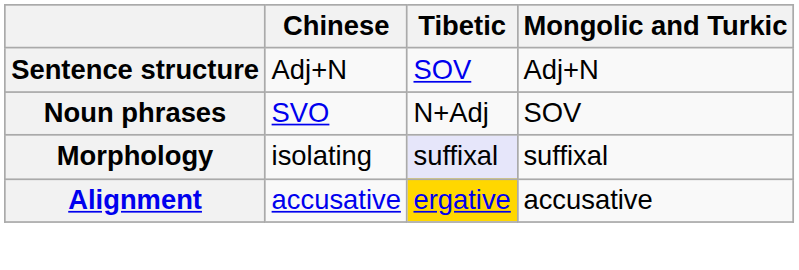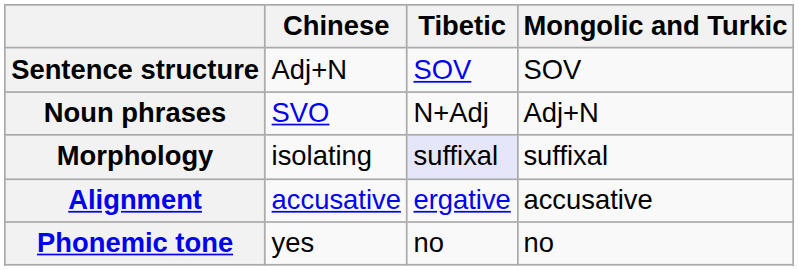(561, 69) Adj+N -> (552, 69) SOV
(552, 112) SOV -> (561, 112) Adj+N
(462, 199) gold background -> (462, 199) no background
+ row: (135, 243)
